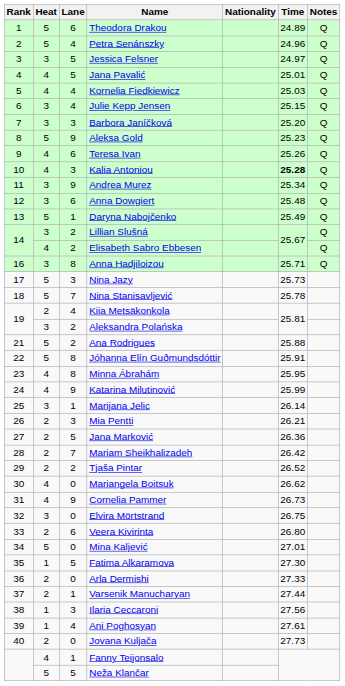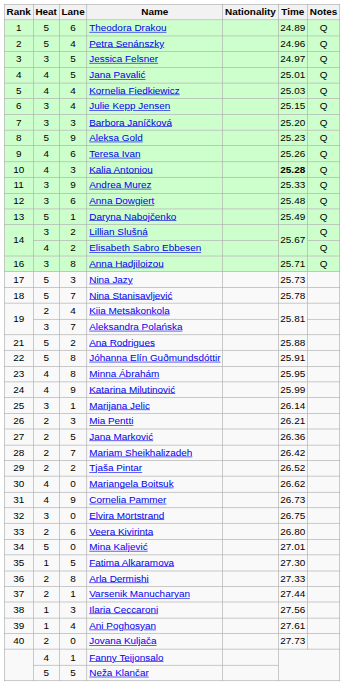(293, 185) 25.34 -> (293, 185) 25.33
(73, 327) 2 -> (73, 327) 7
(73, 578) 0 -> (73, 578) 8
